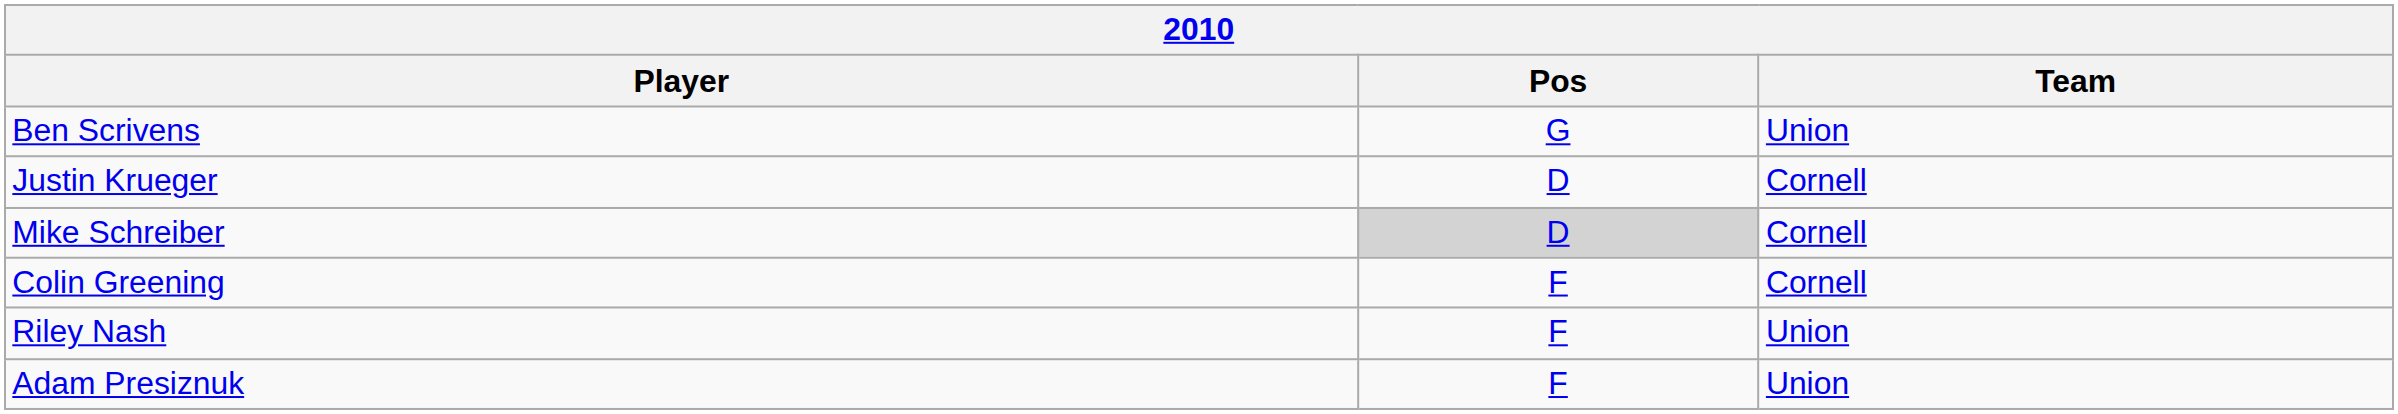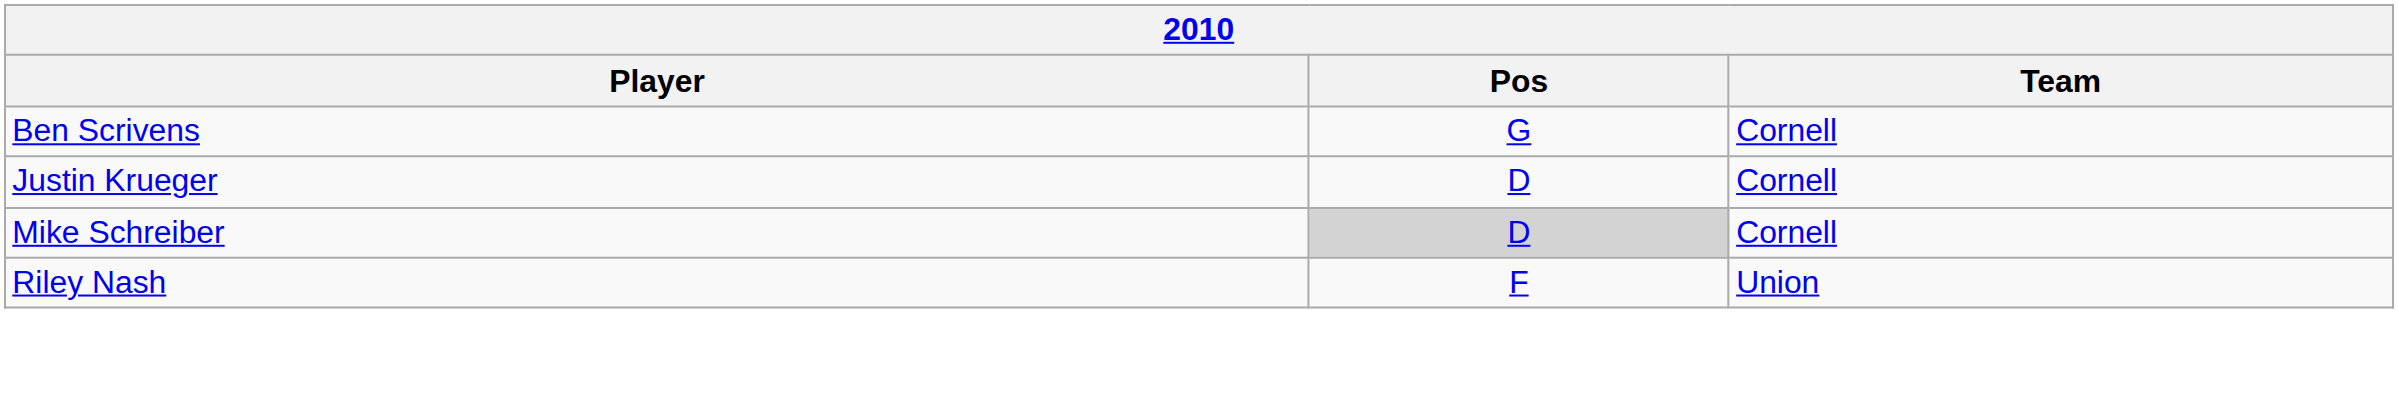(1807, 130) Union -> (1787, 130) Cornell
- row: (119, 282)
- row: (128, 383)
